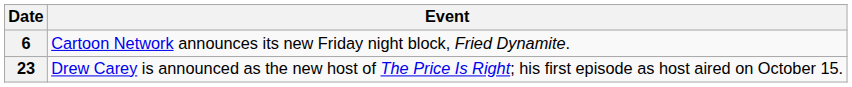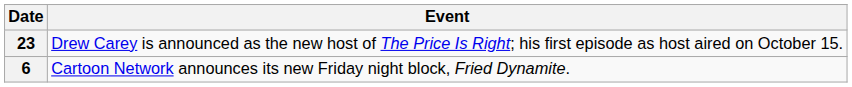rows swapped: (26, 43) <-> (26, 69)
